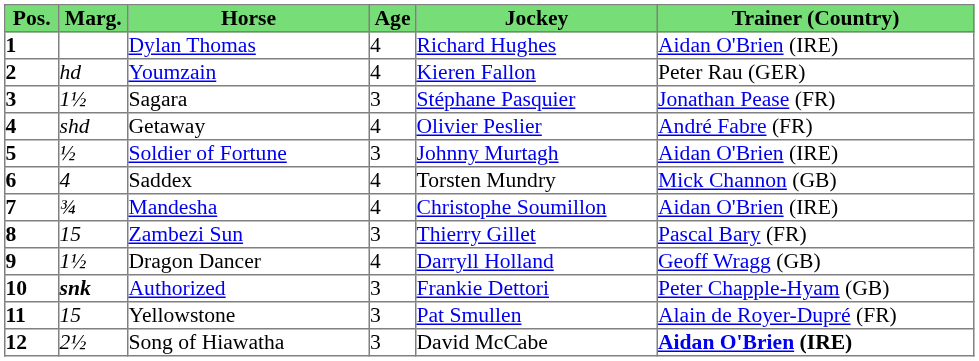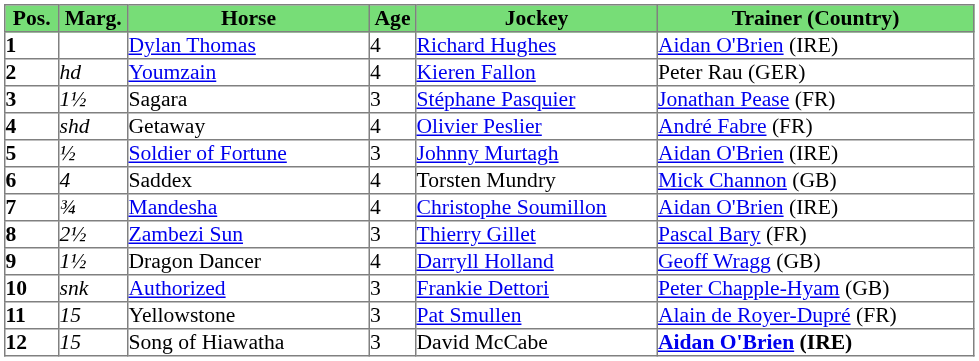(70, 234) 15 -> (73, 234) 2½
(75, 288) bold -> (74, 288) normal
(73, 342) 2½ -> (70, 342) 15
